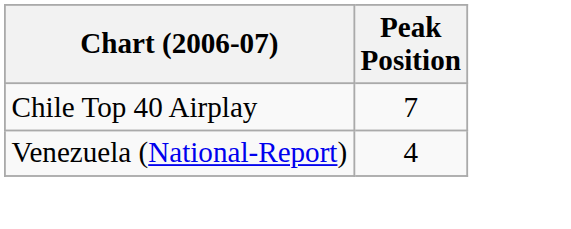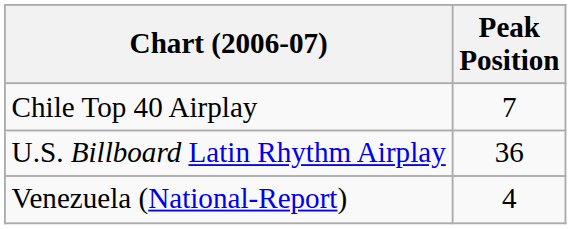+ row: (229, 152)
